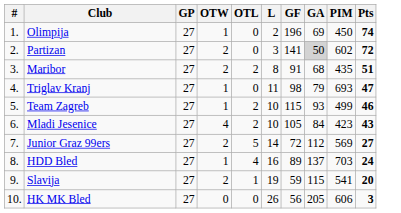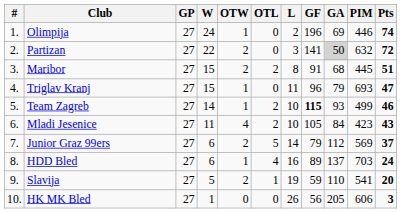+ column: (207, 13)
(344, 32) 450 -> (364, 32) 446
(344, 50) 602 -> (364, 50) 632
(344, 69) 435 -> (364, 69) 445
(296, 87) 98 -> (316, 87) 96
(293, 106) normal -> (313, 106) bold
(296, 143) 72 -> (316, 143) 79
(368, 143) 27 -> (388, 143) 37
(316, 180) 115 -> (336, 180) 110
